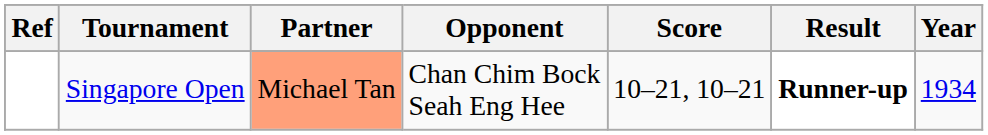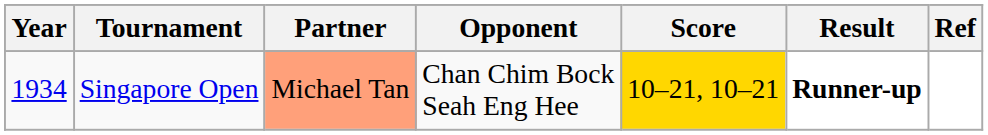columns swapped: (948, 27) <-> (32, 27)
(689, 89) no background -> (703, 89) gold background
